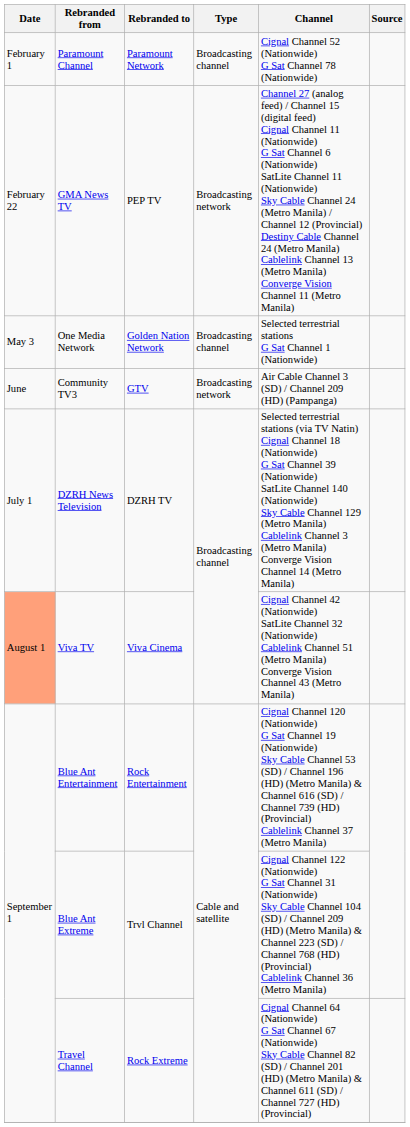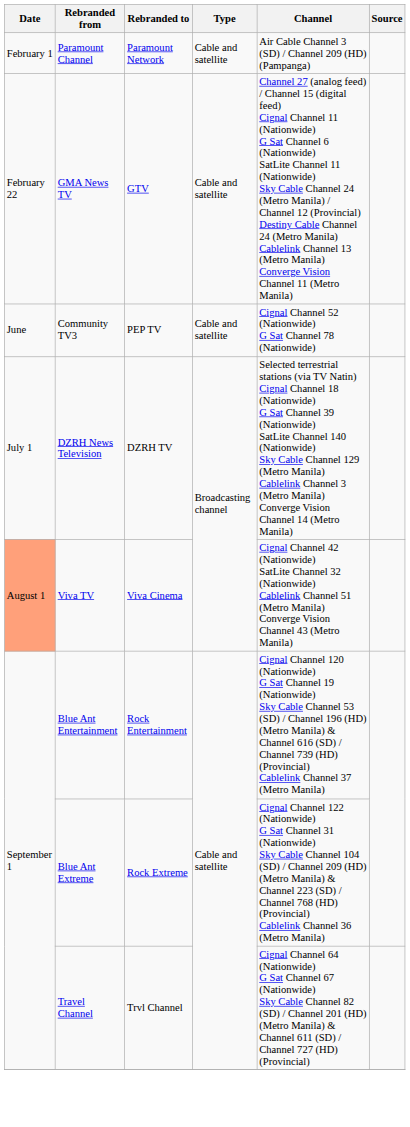(224, 59) Broadcasting channel -> (216, 53) Cable and satellite
(300, 59) Cignal Channel 52 (Nationwide) G Sat Channel 78 (Nationwide) -> (313, 53) Air Cable Channel 3 (SD) / Channel 209 (HD) (Pampanga)
(144, 200) PEP TV -> (138, 188) GTV
(224, 200) Broadcasting network -> (216, 188) Cable and satellite
- row: (81, 342)
(138, 388) GTV -> (144, 330) PEP TV
(224, 388) Broadcasting network -> (216, 330) Cable and satellite
(304, 388) Air Cable Channel 3 (SD) / Channel 209 (HD) (Pampanga) -> (299, 330) Cignal Channel 52 (Nationwide) G Sat Channel 78 (Nationwide)
(155, 924) Trvl Channel -> (157, 872) Rock Extreme
(157, 1060) Rock Extreme -> (155, 1008) Trvl Channel
